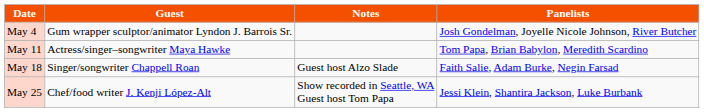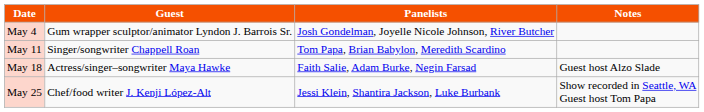columns swapped: (568, 13) <-> (366, 13)
(139, 49) Actress/singer–songwriter Maya Hawke -> (123, 49) Singer/songwriter Chappell Roan
(123, 67) Singer/songwriter Chappell Roan -> (139, 67) Actress/singer–songwriter Maya Hawke
